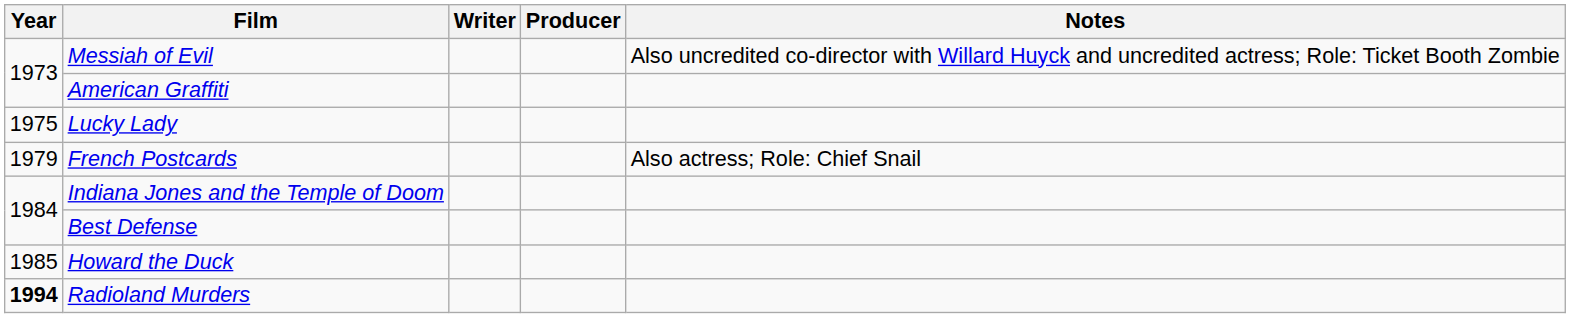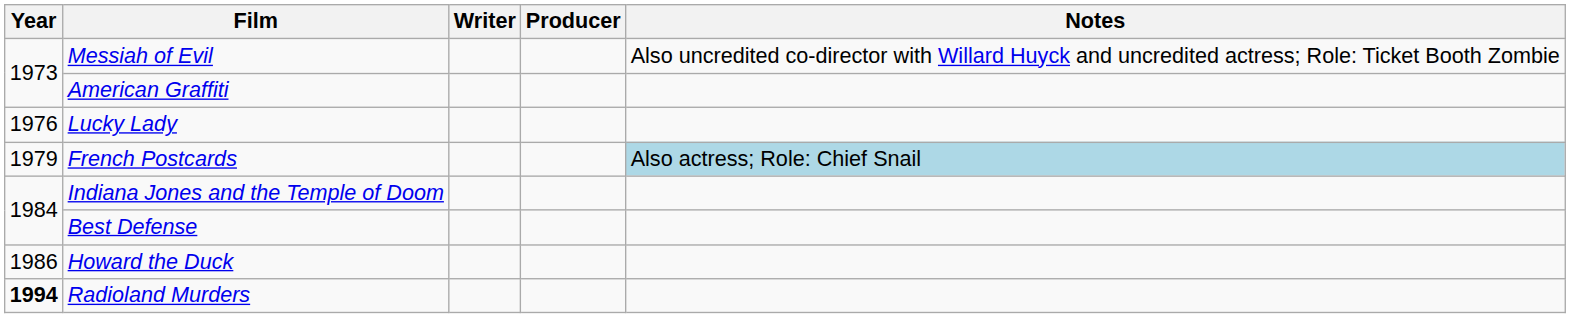(34, 124) 1975 -> (34, 124) 1976
(776, 158) no background -> (776, 158) lightblue background
(34, 261) 1985 -> (34, 261) 1986
